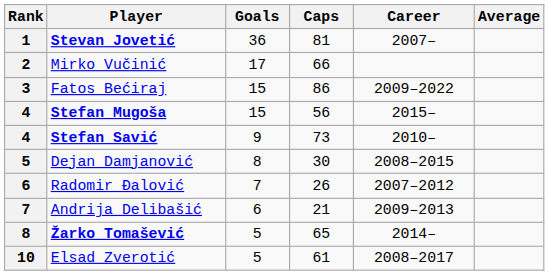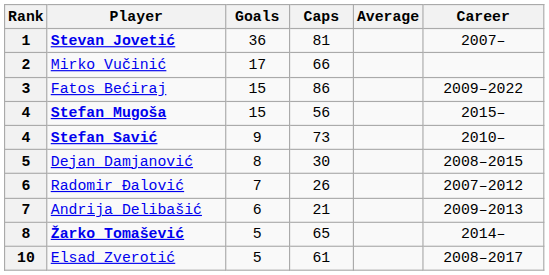columns swapped: (509, 17) <-> (414, 17)
